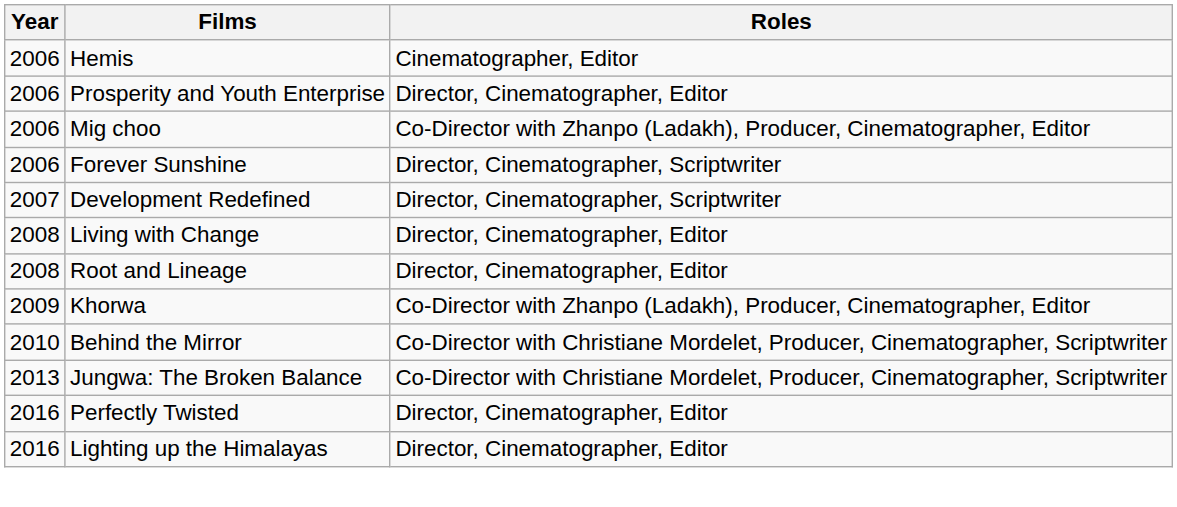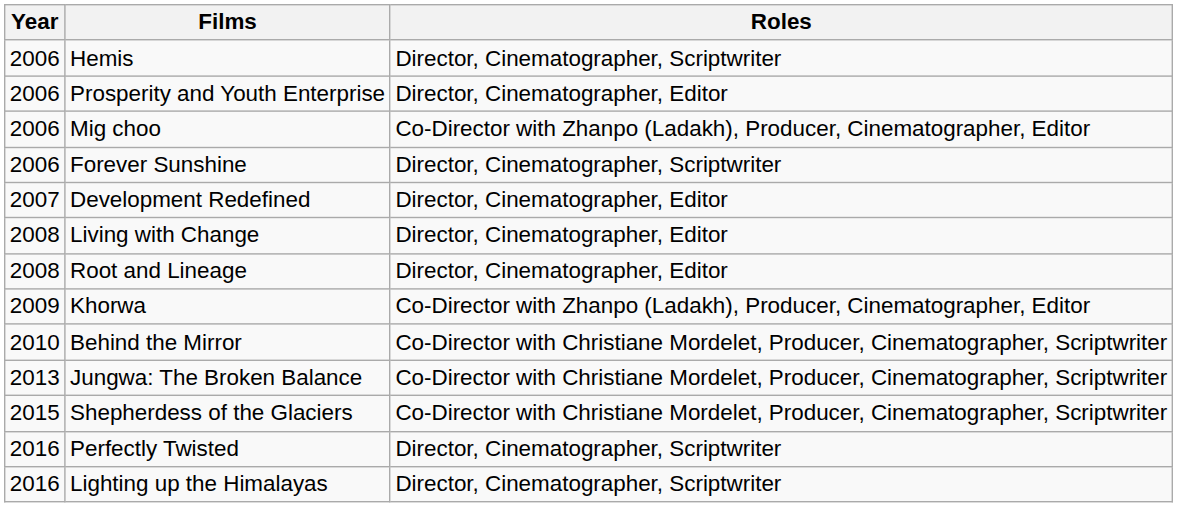(517, 57) Cinematographer, Editor -> (588, 57) Director, Cinematographer, Scriptwriter
(588, 199) Director, Cinematographer, Scriptwriter -> (562, 199) Director, Cinematographer, Editor
+ row: (211, 413)
(562, 413) Director, Cinematographer, Editor -> (588, 448) Director, Cinematographer, Scriptwriter
(562, 448) Director, Cinematographer, Editor -> (588, 484) Director, Cinematographer, Scriptwriter
